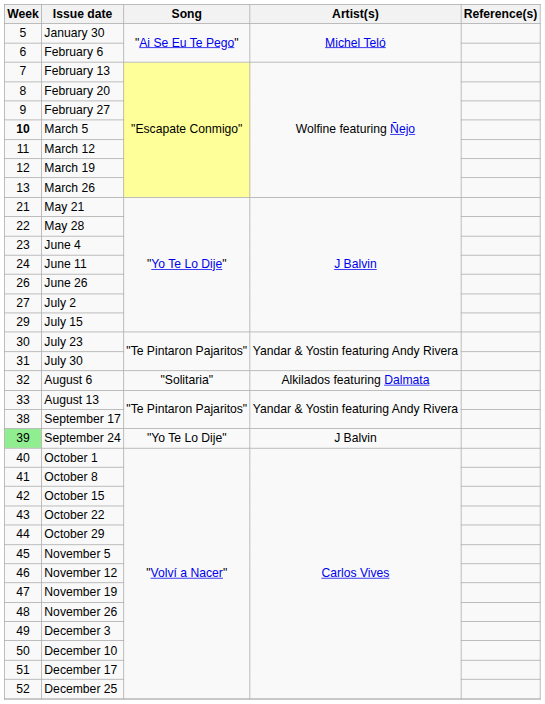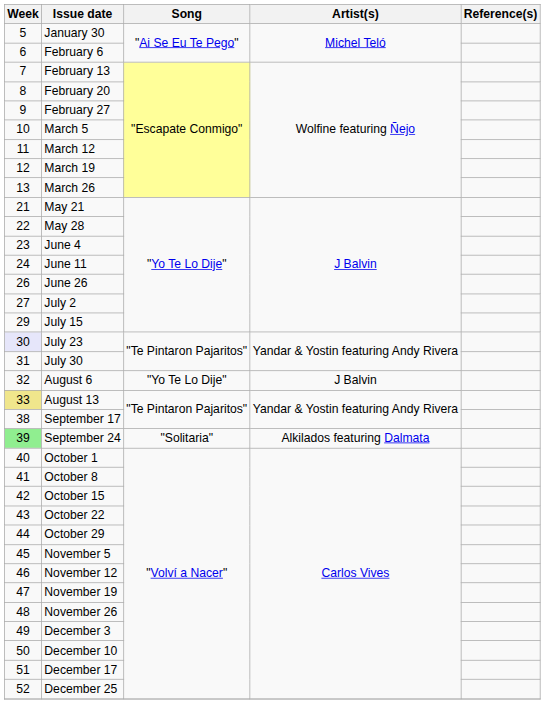(23, 129) bold -> (23, 129) normal
(23, 341) no background -> (23, 341) lavender background
(187, 380) "Solitaria" -> (187, 380) "Yo Te Lo Dije"
(355, 380) Alkilados featuring Dalmata -> (355, 380) J Balvin
(23, 399) no background -> (23, 399) khaki background
(187, 438) "Yo Te Lo Dije" -> (187, 438) "Solitaria"
(355, 438) J Balvin -> (355, 438) Alkilados featuring Dalmata
